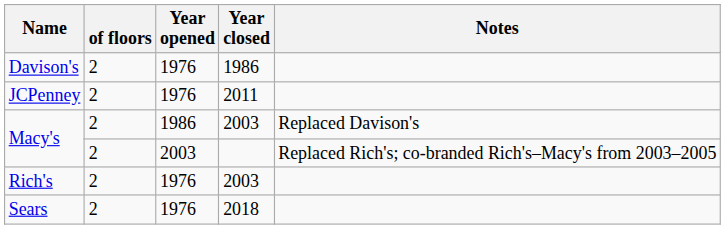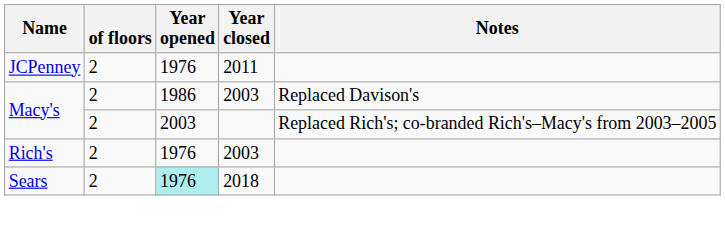- row: (44, 67)
(178, 209) no background -> (178, 180) paleturquoise background
